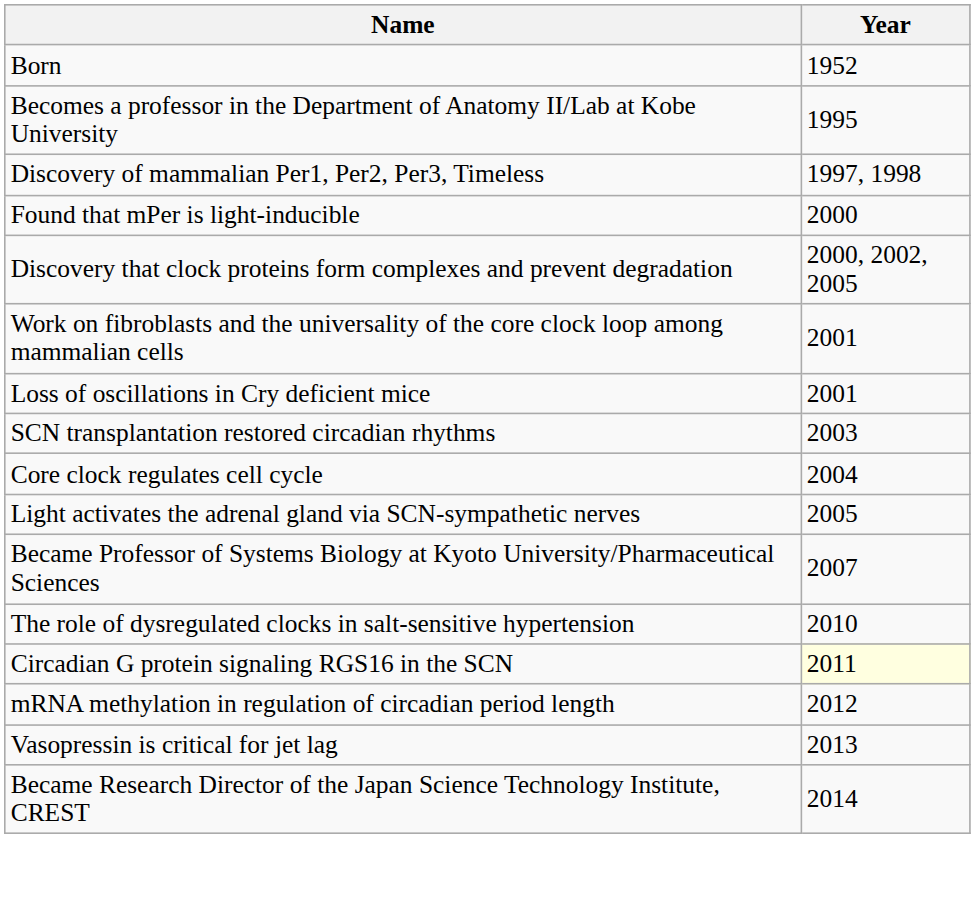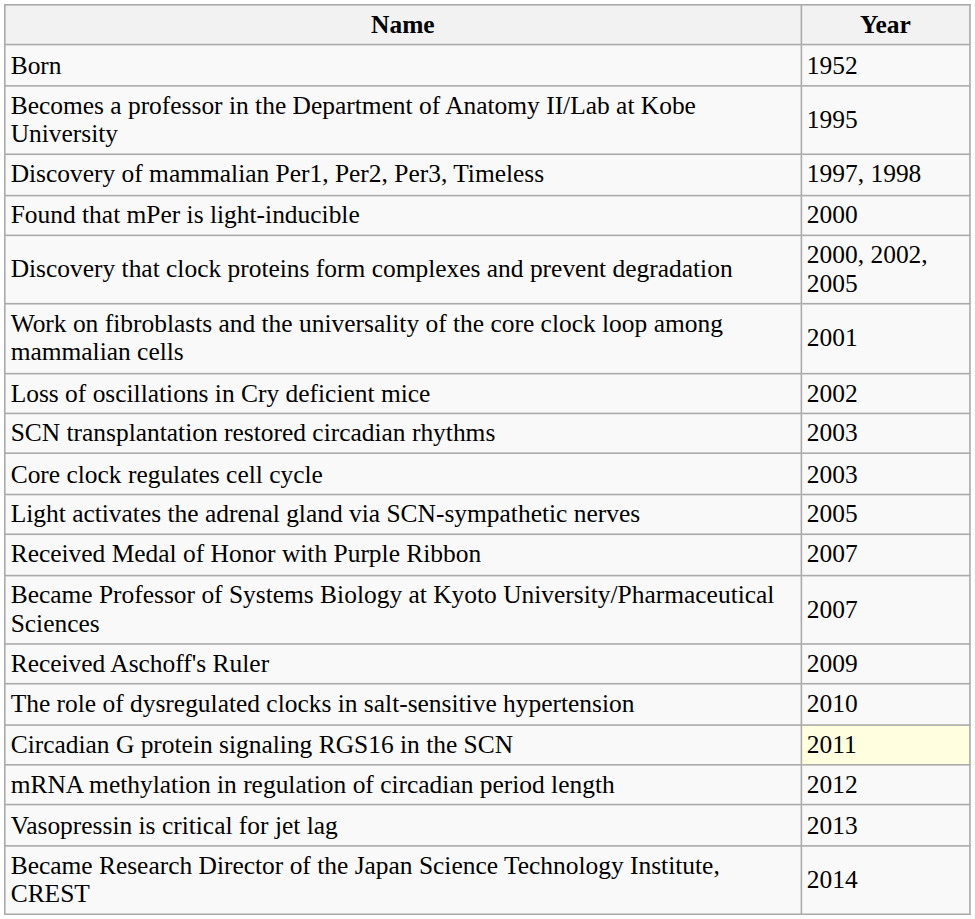(832, 392) 2001 -> (832, 392) 2002
(832, 473) 2004 -> (832, 473) 2003
+ row: (246, 554)
+ row: (140, 663)
